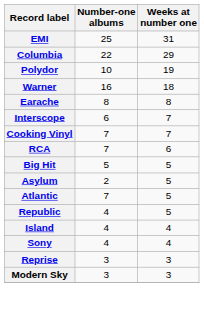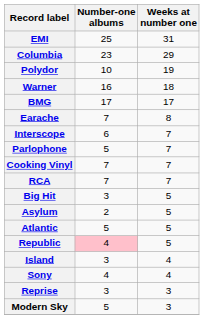(106, 54) 22 -> (106, 54) 23
+ row: (40, 102)
(106, 102) 8 -> (106, 117) 7
+ row: (40, 149)
(169, 149) 6 -> (169, 180) 7
(106, 165) 5 -> (106, 196) 3
(106, 196) 7 -> (106, 228) 5
(106, 212) no background -> (106, 243) pink background
(106, 228) 4 -> (106, 259) 3
(106, 275) 3 -> (106, 306) 5
